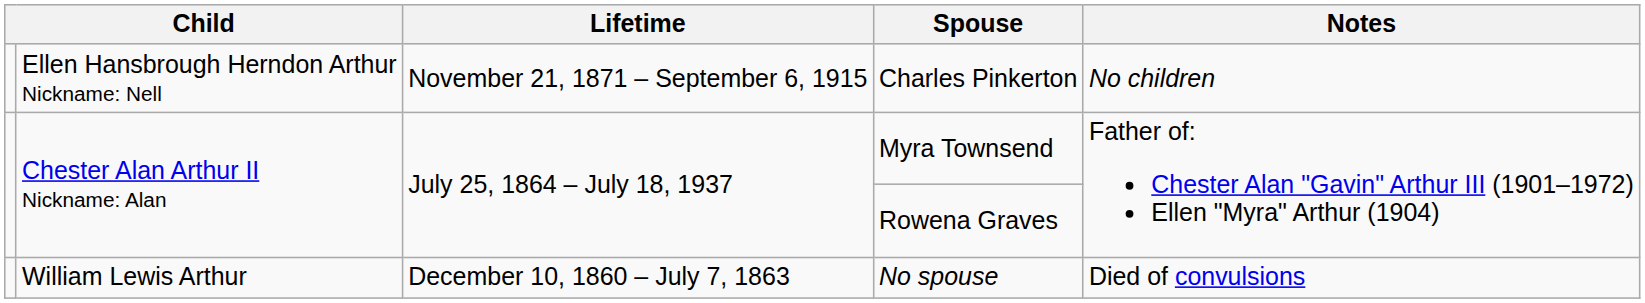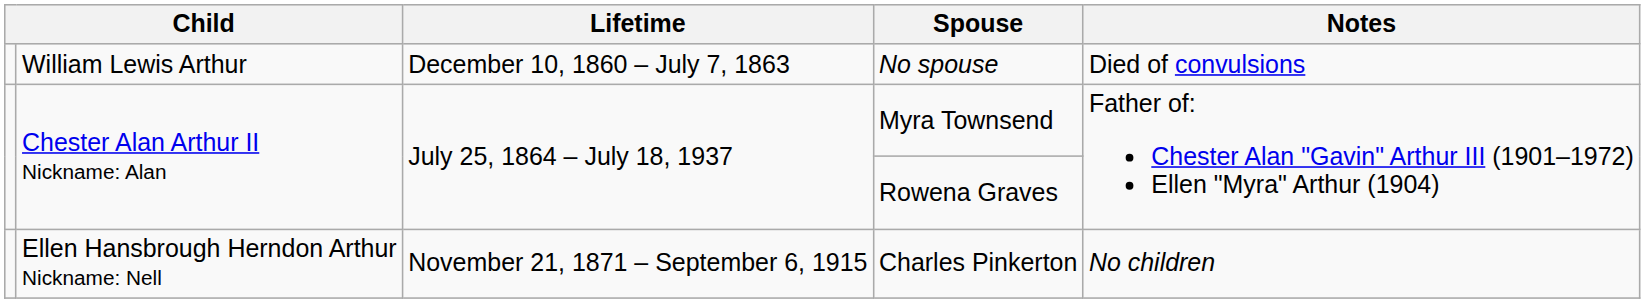rows swapped: (939, 277) <-> (978, 77)
